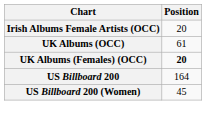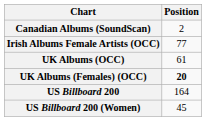+ row: (83, 28)
(182, 28) 20 -> (182, 44) 77
